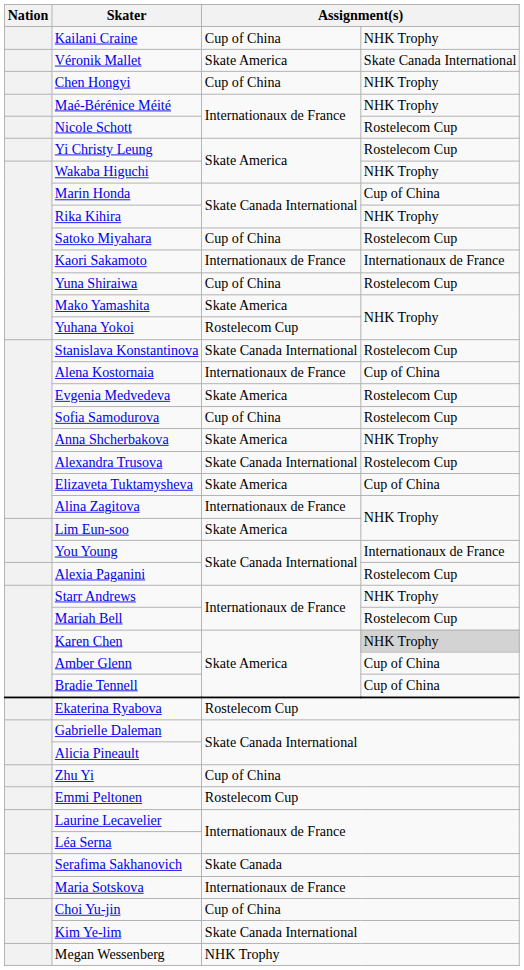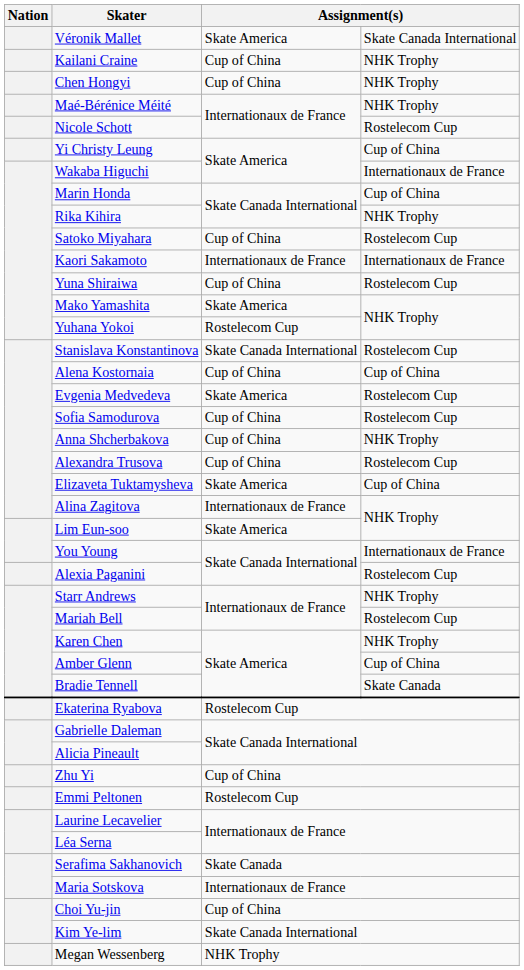rows swapped: (96, 37) <-> (98, 60)
(411, 149) Rostelecom Cup -> (402, 149) Cup of China
(401, 171) NHK Trophy -> (434, 171) Internationaux de France
(275, 372) Internationaux de France -> (243, 372) Cup of China
(246, 439) Skate America -> (243, 439) Cup of China
(281, 462) Skate Canada International -> (243, 462) Cup of China
(401, 640) lightgrey background -> (401, 640) no background
(402, 685) Cup of China -> (402, 685) Skate Canada
